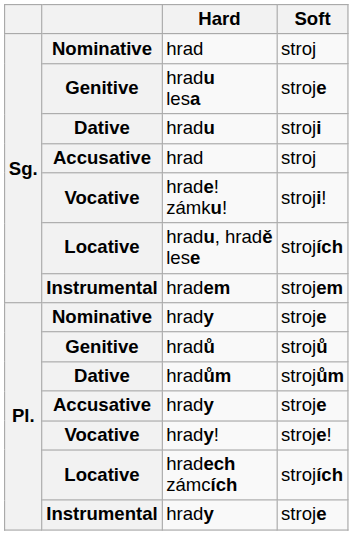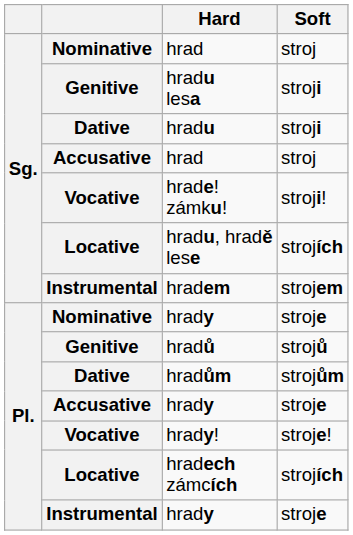(304, 88) stroje -> (301, 88) stroji
